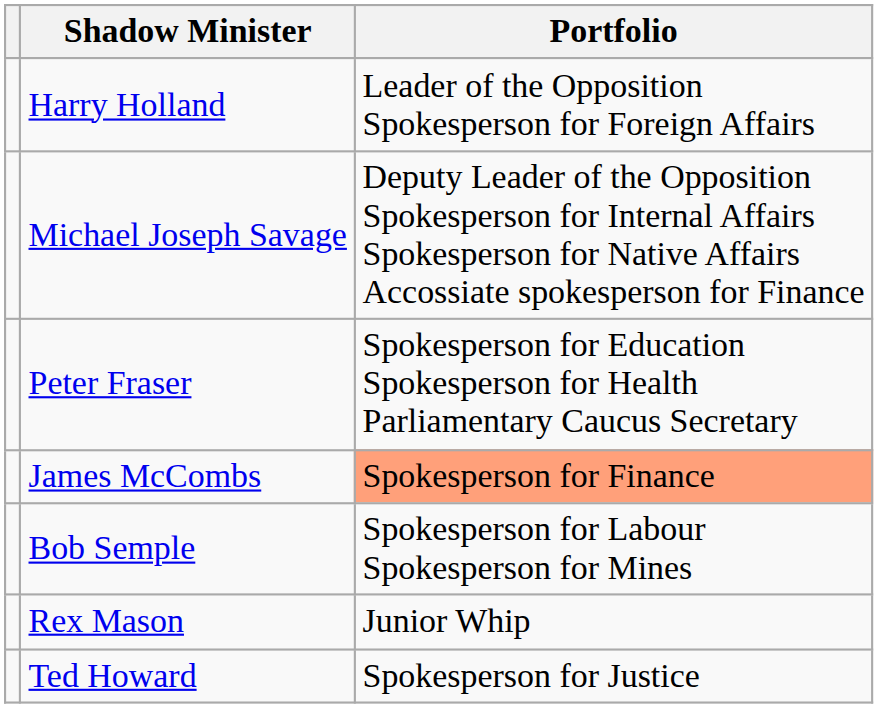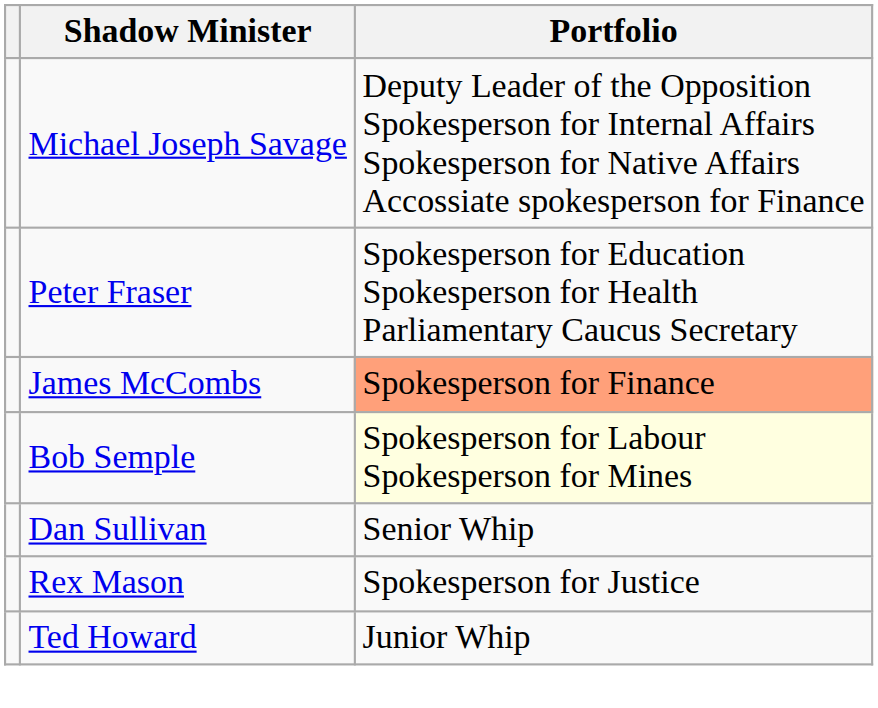- row: (127, 104)
(534, 548) no background -> (534, 456) lightyellow background
+ row: (118, 529)
(447, 621) Junior Whip -> (531, 583) Spokesperson for Justice
(531, 675) Spokesperson for Justice -> (447, 636) Junior Whip
